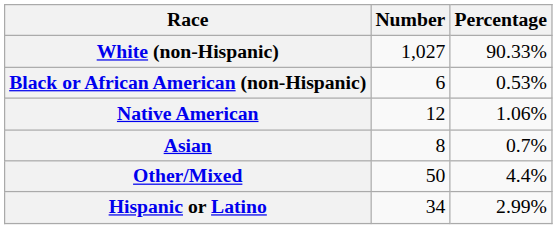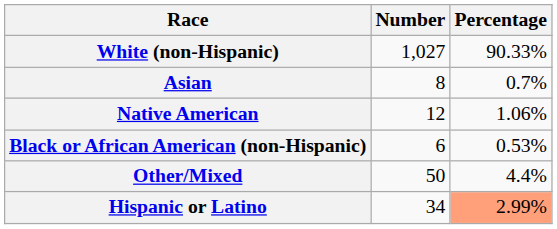rows swapped: (188, 82) <-> (188, 144)
(522, 207) no background -> (522, 207) lightsalmon background
